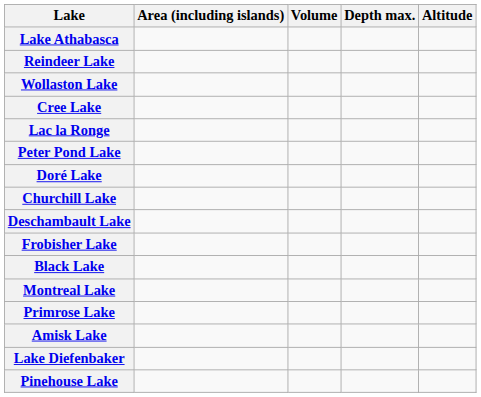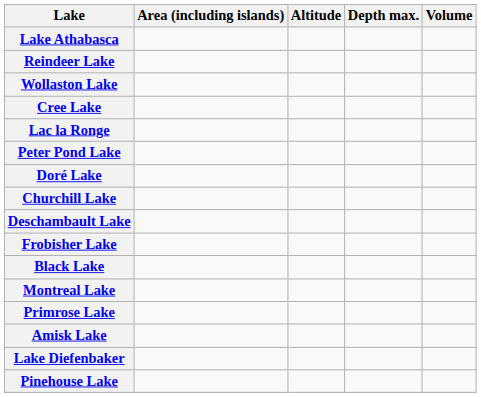columns swapped: (447, 15) <-> (314, 15)
